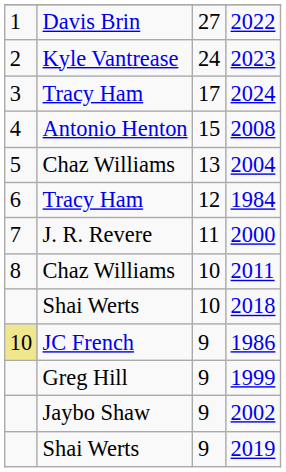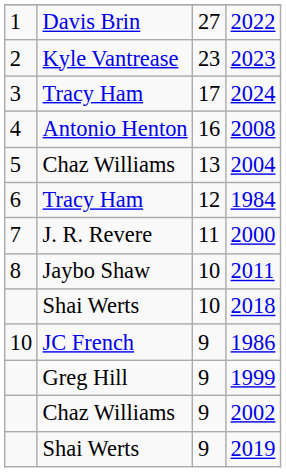(209, 57) 24 -> (209, 57) 23
(209, 128) 15 -> (209, 128) 16
(109, 270) Chaz Williams -> (96, 270) Jaybo Shaw
(21, 341) khaki background -> (21, 341) no background
(96, 413) Jaybo Shaw -> (109, 413) Chaz Williams
